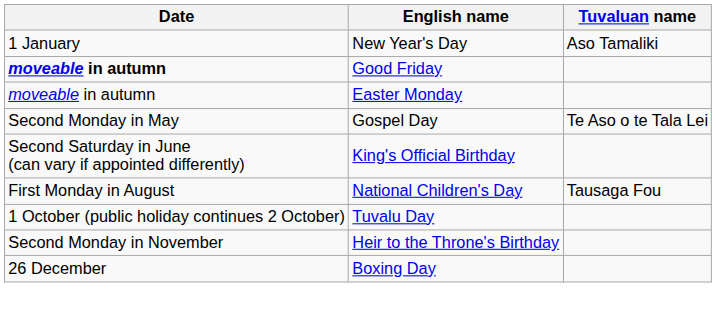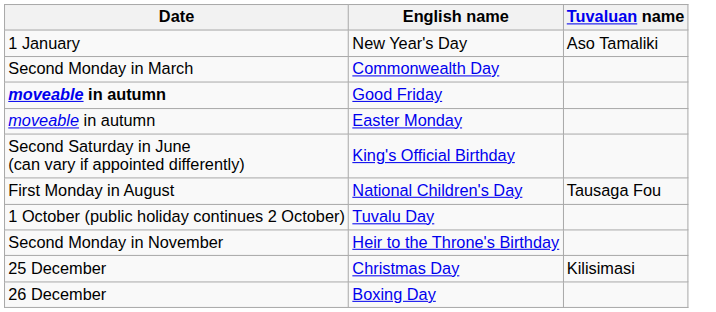+ row: (426, 69)
- row: (395, 120)
+ row: (406, 268)
